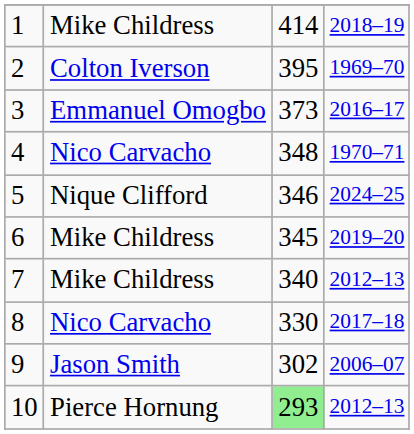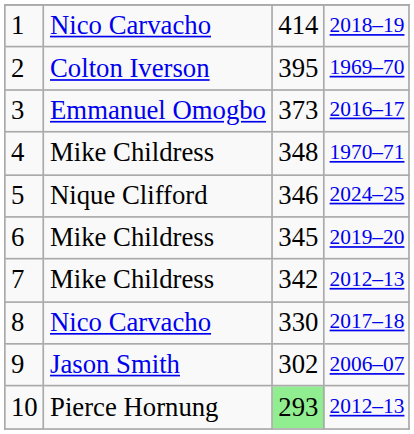(132, 25) Mike Childress -> (131, 25) Nico Carvacho
(131, 152) Nico Carvacho -> (132, 152) Mike Childress
(298, 279) 340 -> (298, 279) 342
